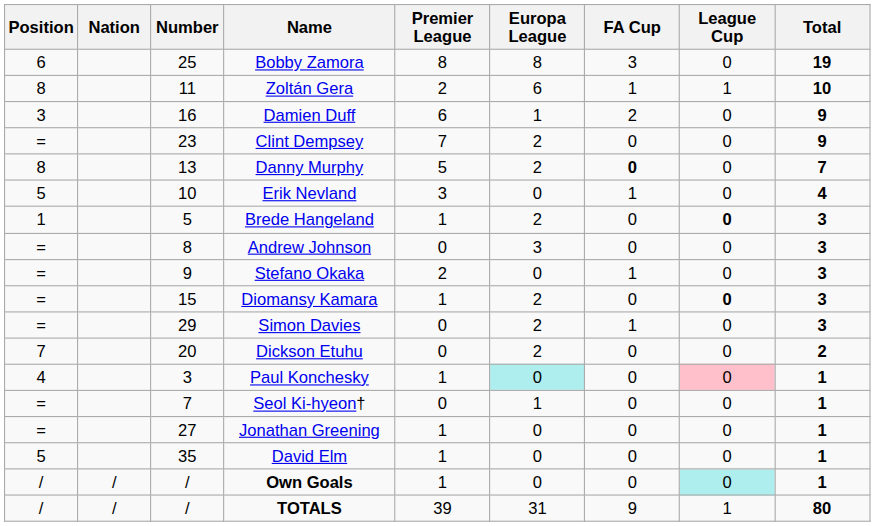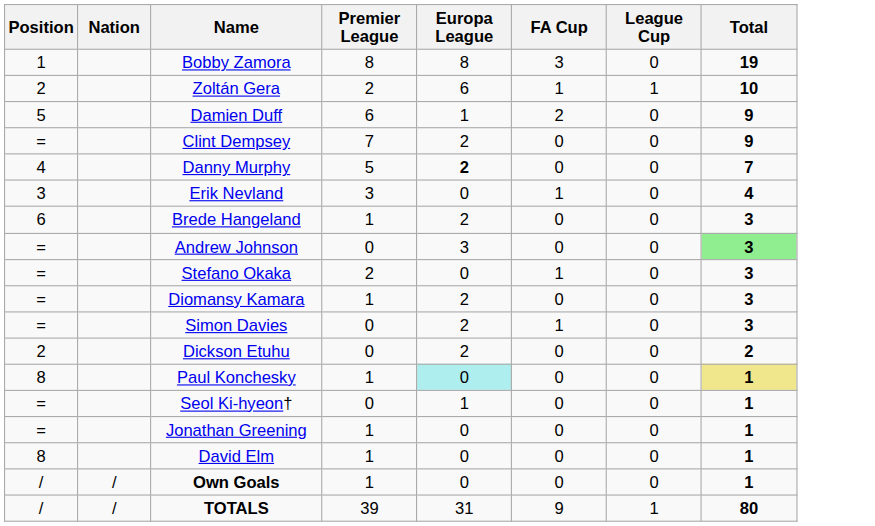- column: (187, 27)
(41, 63) 6 -> (41, 63) 1
(41, 89) 8 -> (41, 89) 2
(41, 115) 3 -> (41, 115) 5
(41, 168) 8 -> (41, 168) 4
(537, 168) normal -> (464, 168) bold
(632, 168) bold -> (559, 168) normal
(41, 194) 5 -> (41, 194) 3
(41, 220) 1 -> (41, 220) 6
(727, 220) bold -> (654, 220) normal
(822, 246) no background -> (749, 246) lightgreen background
(727, 299) bold -> (654, 299) normal
(41, 351) 7 -> (41, 351) 2
(41, 377) 4 -> (41, 377) 8
(727, 377) pink background -> (654, 377) no background
(822, 377) no background -> (749, 377) khaki background
(41, 456) 5 -> (41, 456) 8
(727, 482) paleturquoise background -> (654, 482) no background
